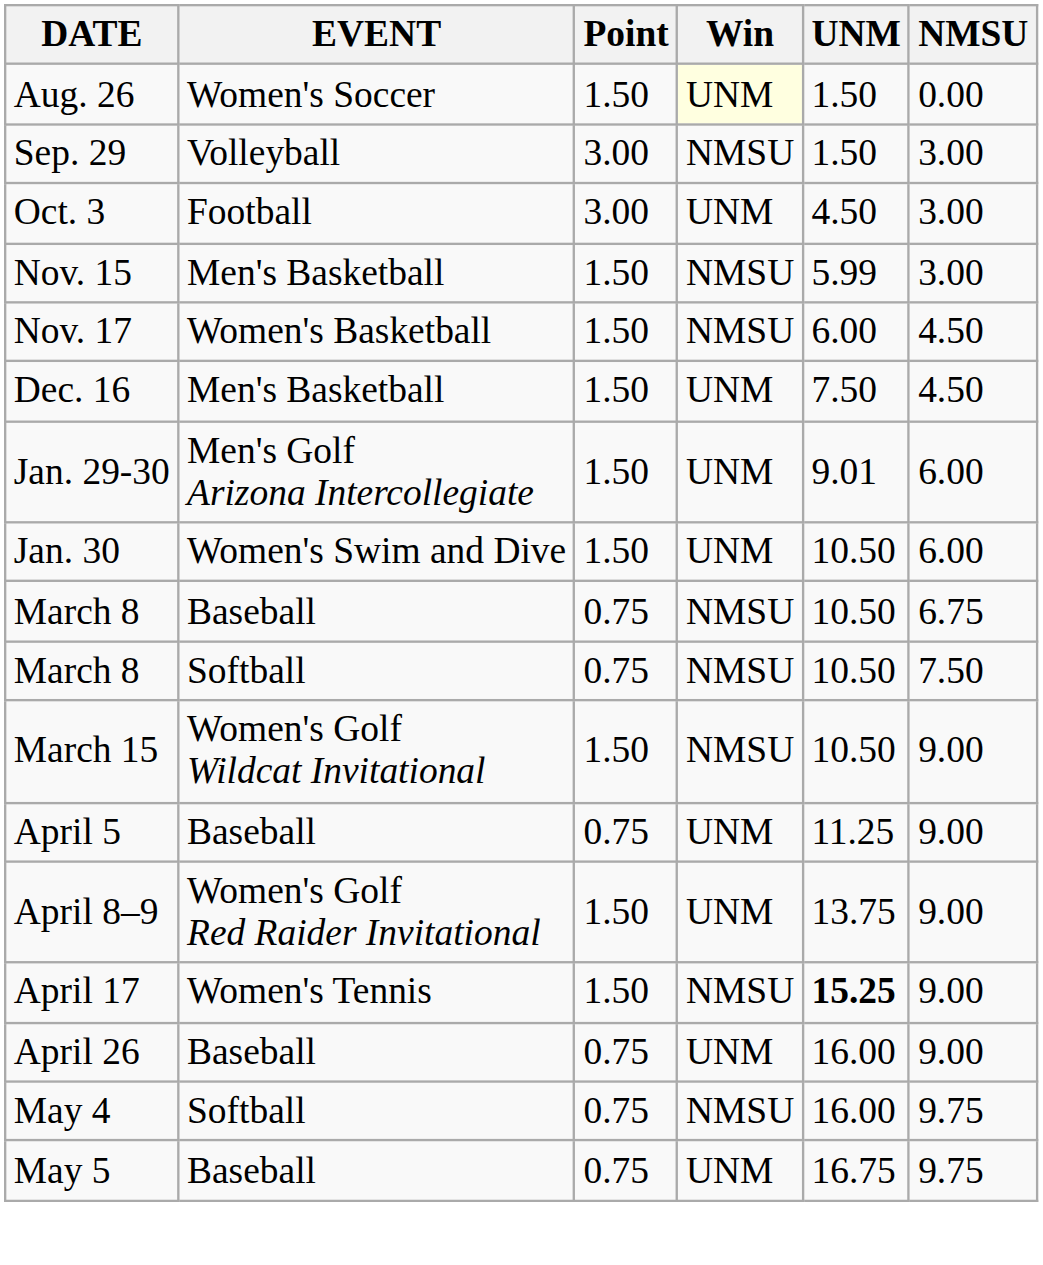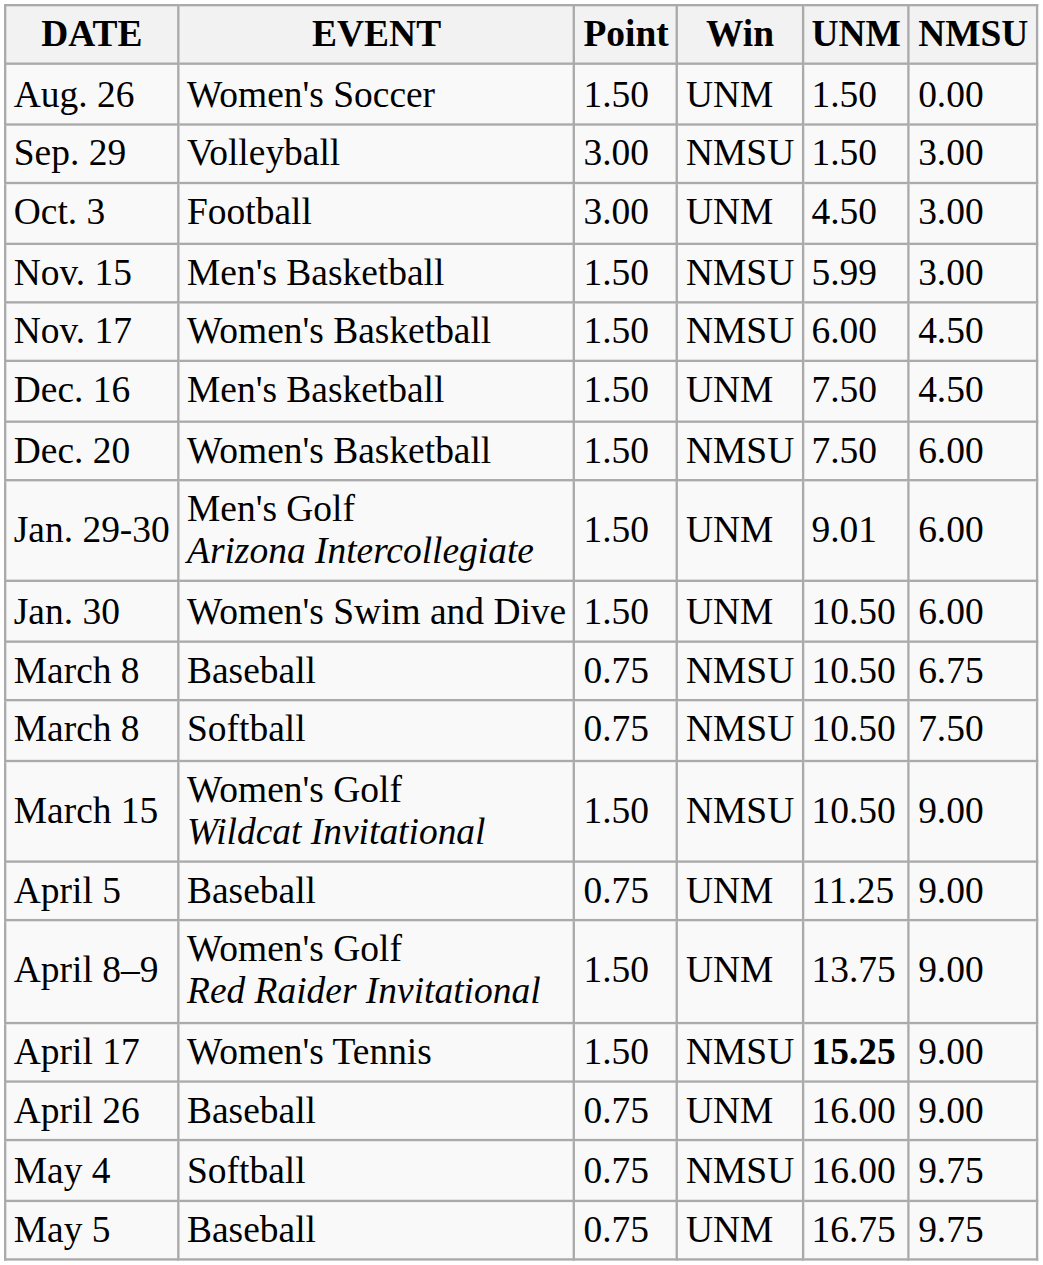(730, 93) lightyellow background -> (730, 93) no background
+ row: (72, 449)
